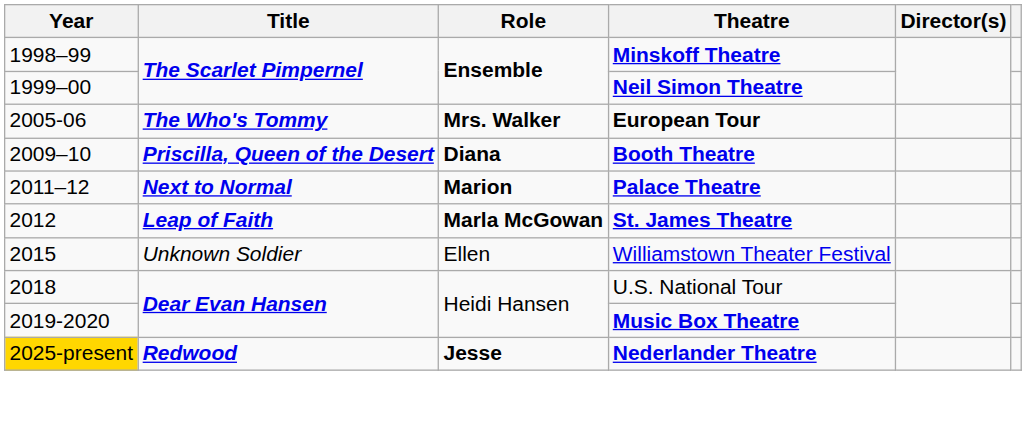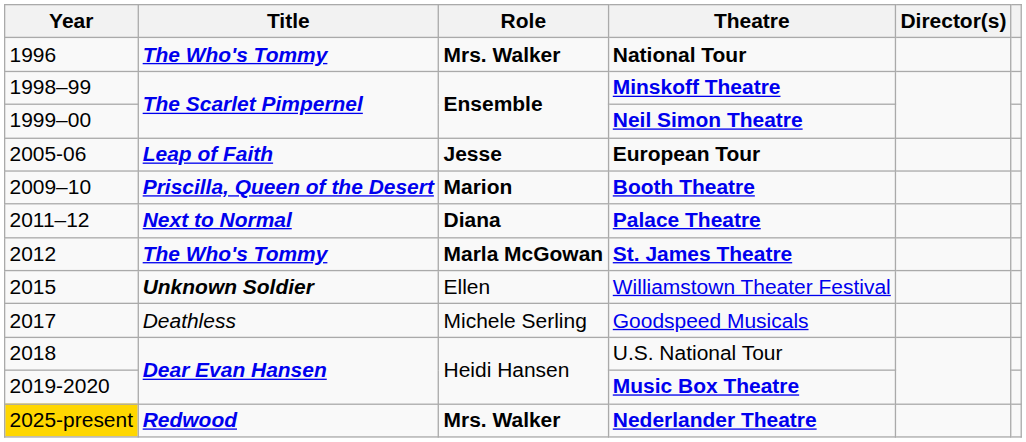+ row: (680, 54)
(235, 120) The Who's Tommy -> (208, 154) Leap of Faith
(502, 120) Mrs. Walker -> (473, 154) Jesse
(472, 154) Diana -> (478, 187) Marion
(478, 187) Marion -> (472, 220) Diana
(208, 220) Leap of Faith -> (235, 253) The Who's Tommy
(222, 253) normal -> (228, 287) bold
+ row: (711, 320)
(473, 353) Jesse -> (502, 420) Mrs. Walker
